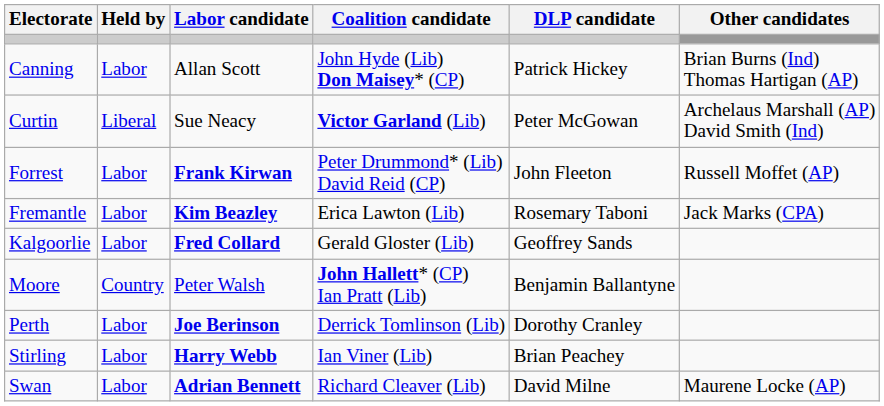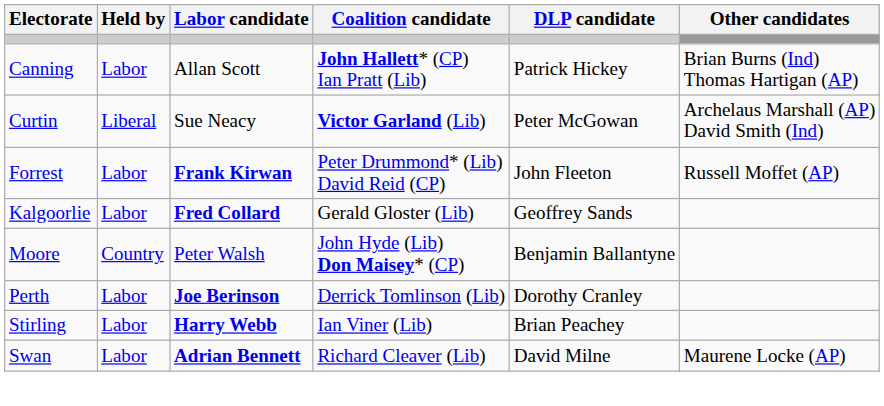(391, 69) John Hyde (Lib) Don Maisey* (CP) -> (393, 69) John Hallett* (CP) Ian Pratt (Lib)
- row: (48, 213)
(393, 284) John Hallett* (CP) Ian Pratt (Lib) -> (391, 254) John Hyde (Lib) Don Maisey* (CP)
